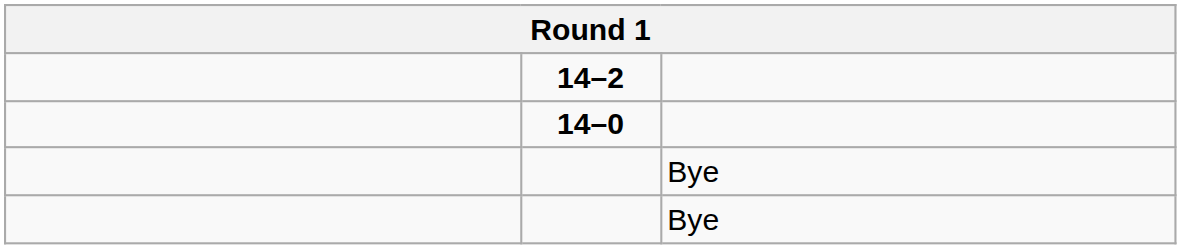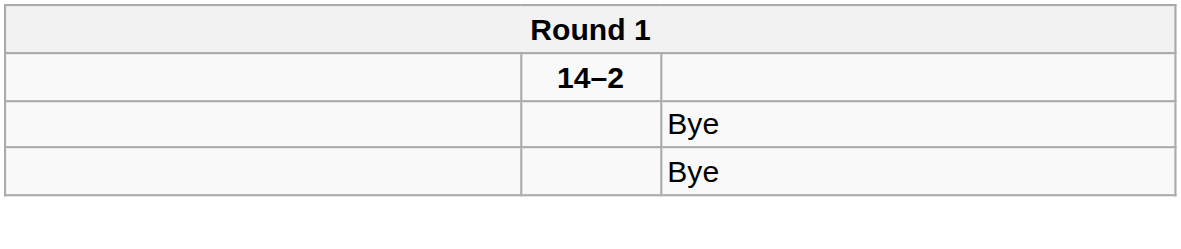- row: (590, 124)
